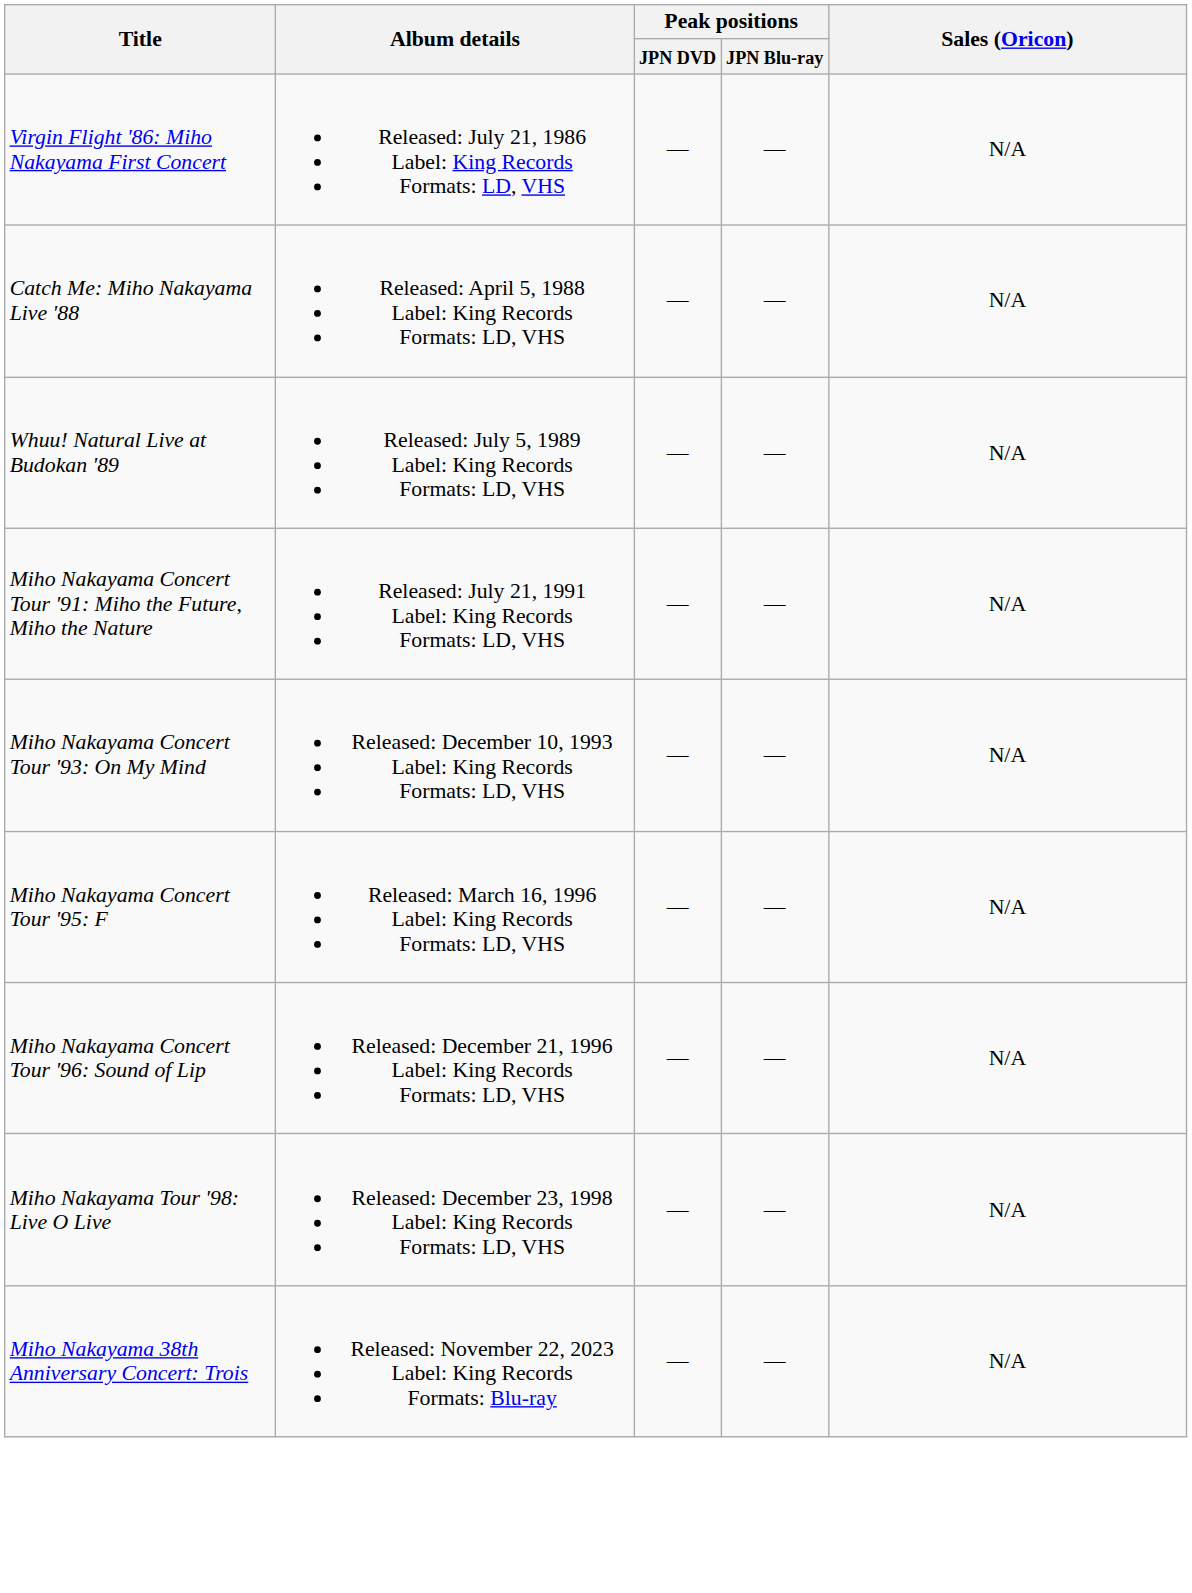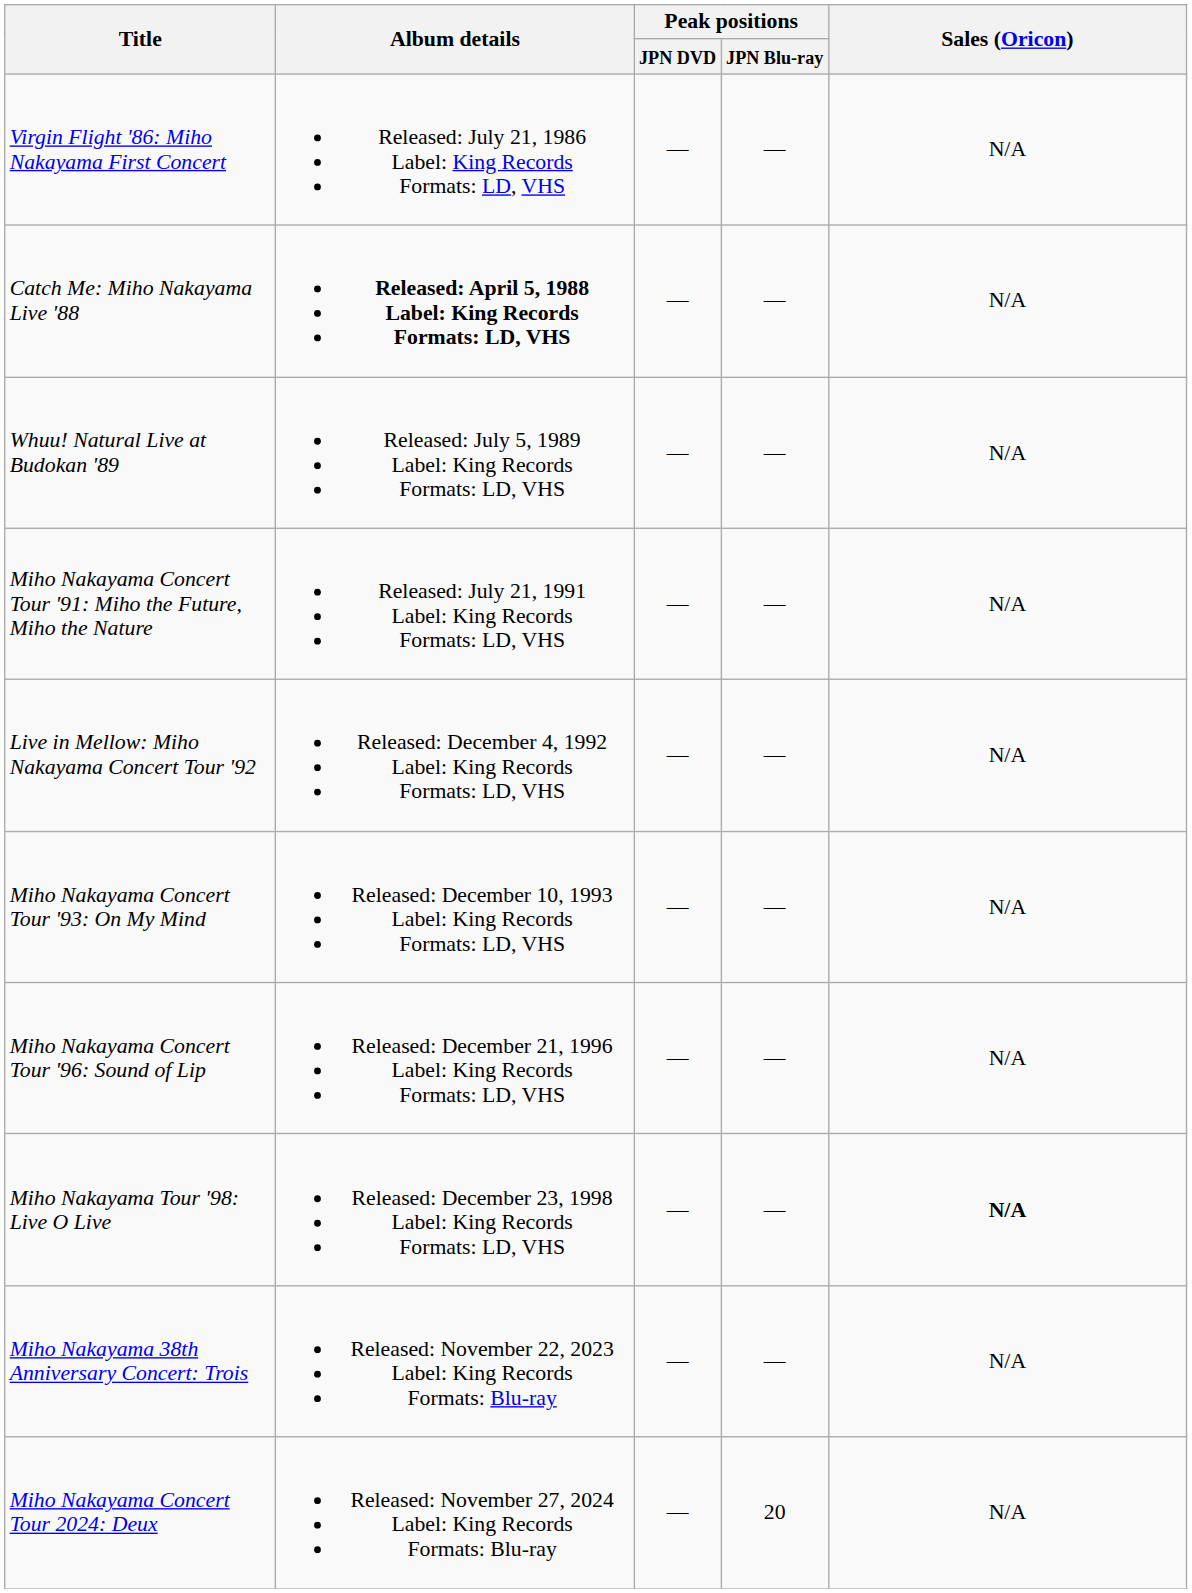(455, 313) normal -> (455, 313) bold
+ row: (133, 755)
- row: (120, 906)
(1007, 1209) normal -> (1007, 1209) bold
+ row: (120, 1512)
